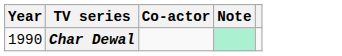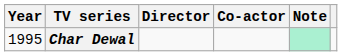+ column: (176, 16)
(25, 40) 1990 -> (25, 40) 1995
